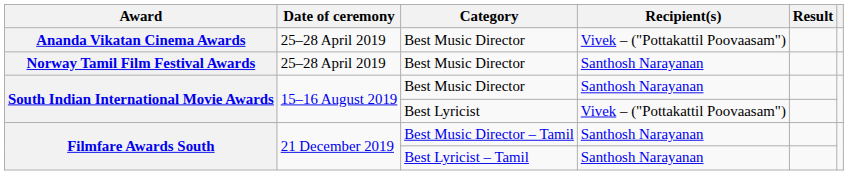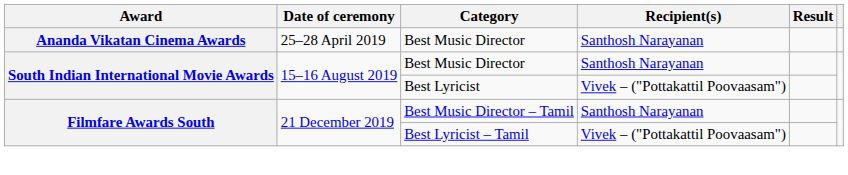(683, 39) Vivek – ("Pottakattil Poovaasam") -> (642, 39) Santhosh Narayanan
- row: (141, 63)
(642, 157) Santhosh Narayanan -> (683, 134) Vivek – ("Pottakattil Poovaasam")
